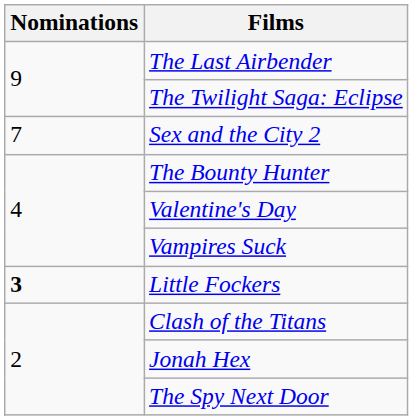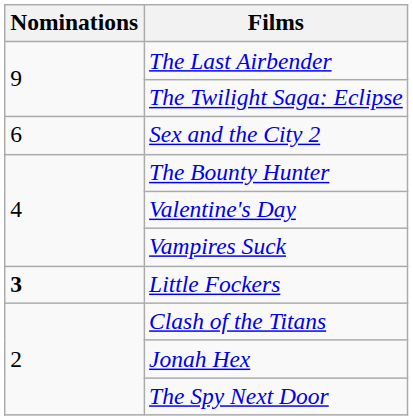(16, 135) 7 -> (16, 135) 6
